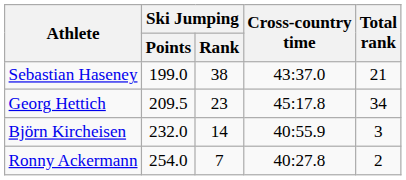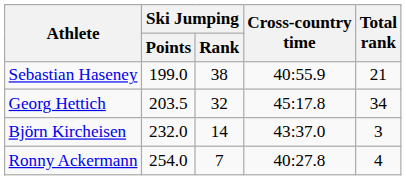(299, 75) 43:37.0 -> (299, 75) 40:55.9
(168, 103) 209.5 -> (168, 103) 203.5
(219, 103) 23 -> (219, 103) 32
(299, 132) 40:55.9 -> (299, 132) 43:37.0
(378, 160) 2 -> (378, 160) 4
